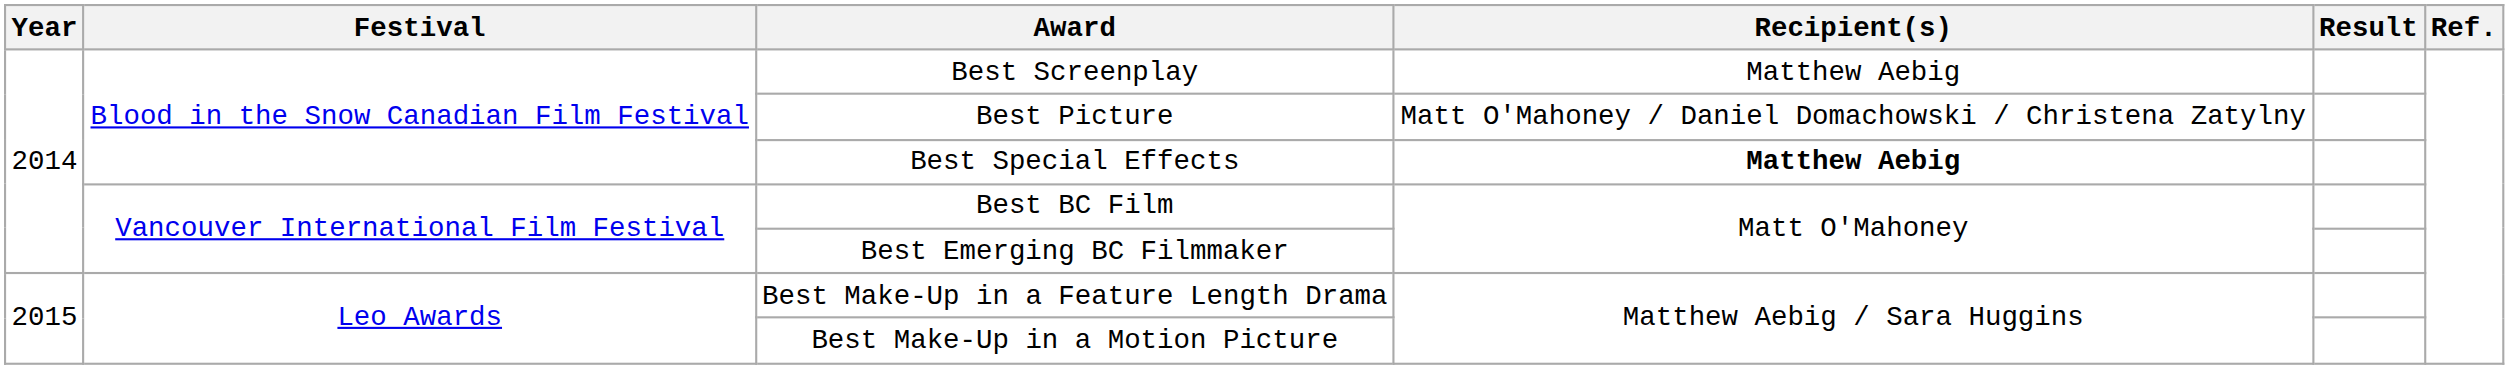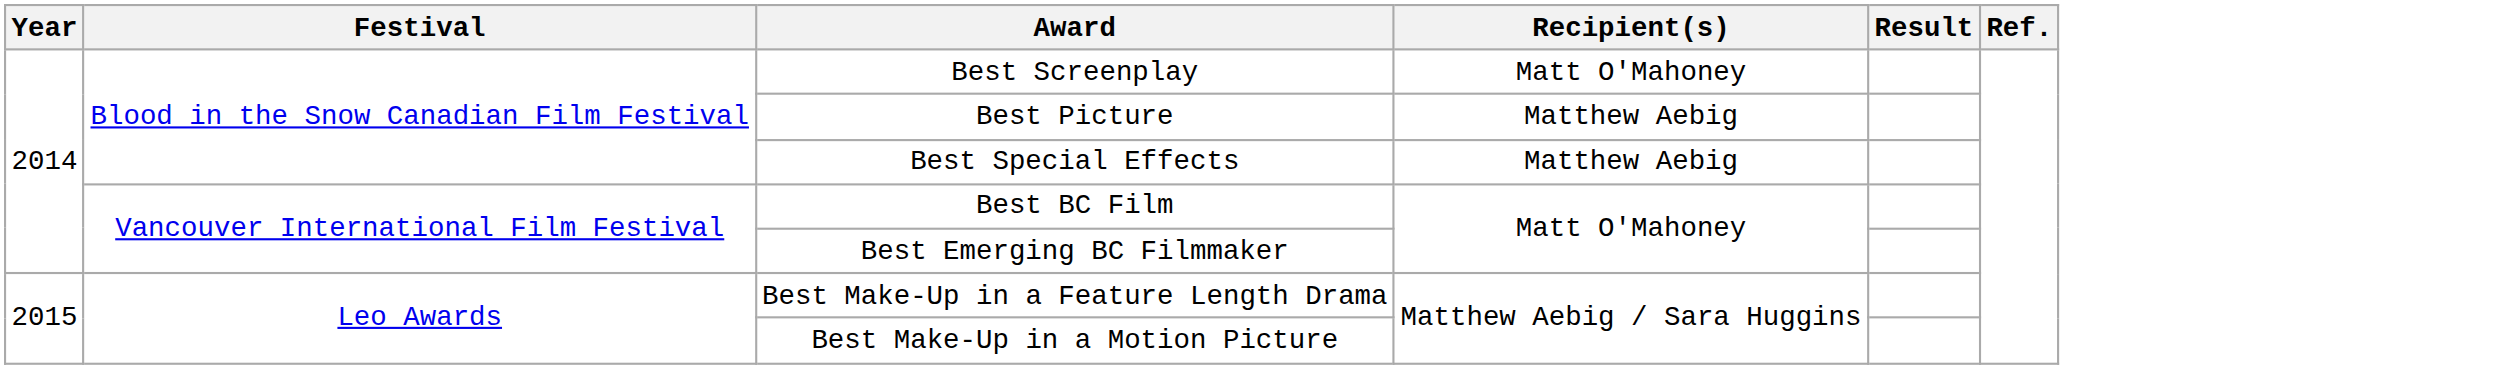(1853, 72) Matthew Aebig -> (1631, 72) Matt O'Mahoney
(1853, 117) Matt O'Mahoney / Daniel Domachowski / Christena Zatylny -> (1631, 117) Matthew Aebig
(1853, 162) bold -> (1631, 162) normal
